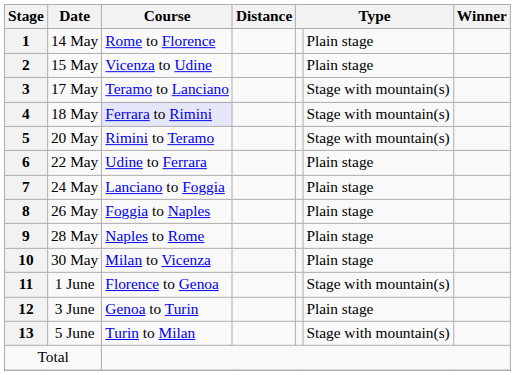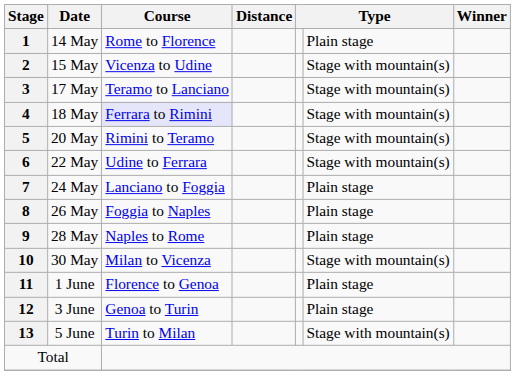(340, 65) Plain stage -> (378, 65) Stage with mountain(s)
(340, 162) Plain stage -> (378, 162) Stage with mountain(s)
(340, 260) Plain stage -> (378, 260) Stage with mountain(s)
(378, 284) Stage with mountain(s) -> (340, 284) Plain stage
